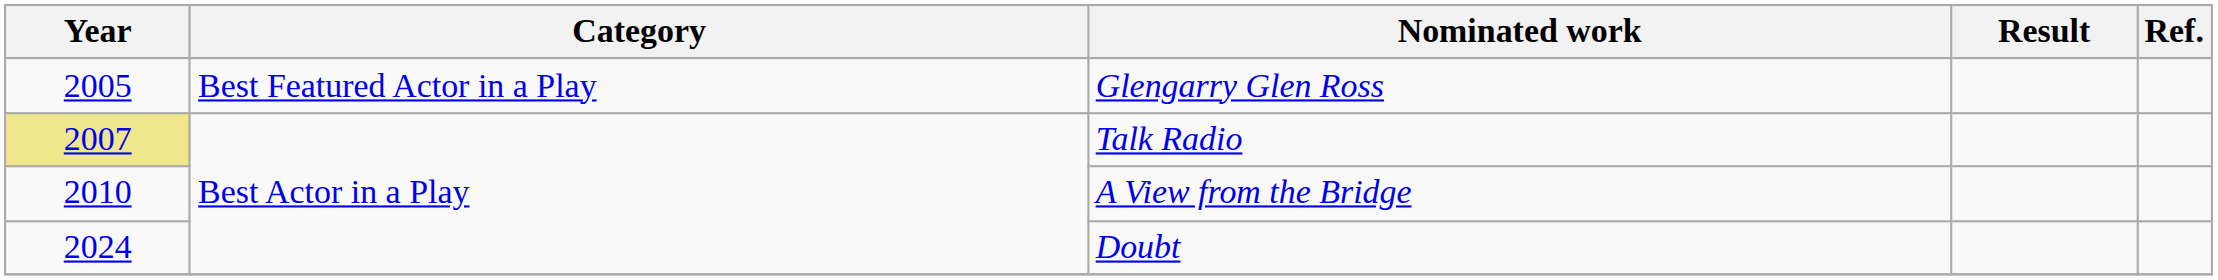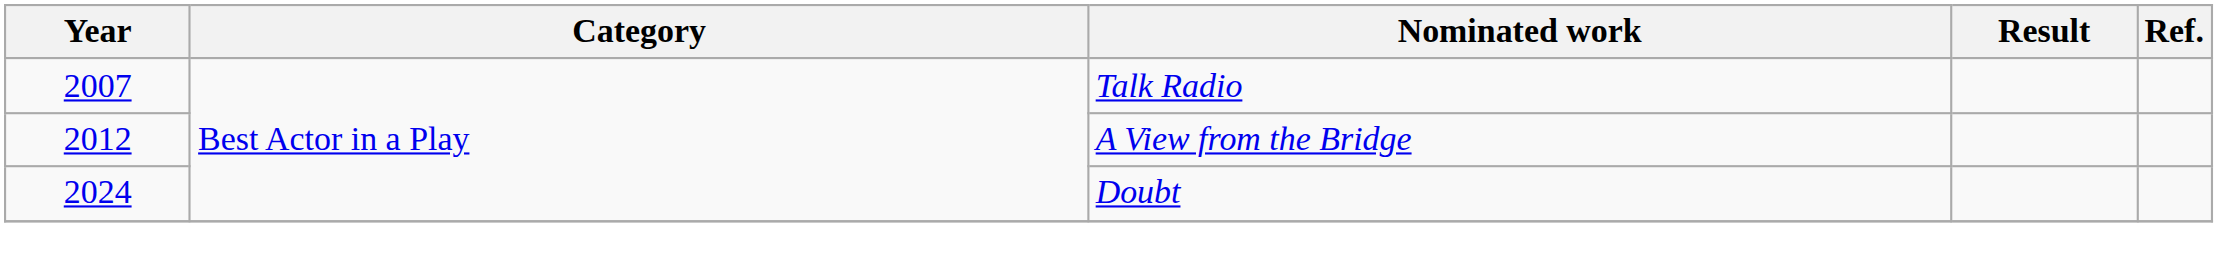- row: (1240, 85)
(98, 138) khaki background -> (98, 85) no background
(98, 192) 2010 -> (98, 138) 2012
